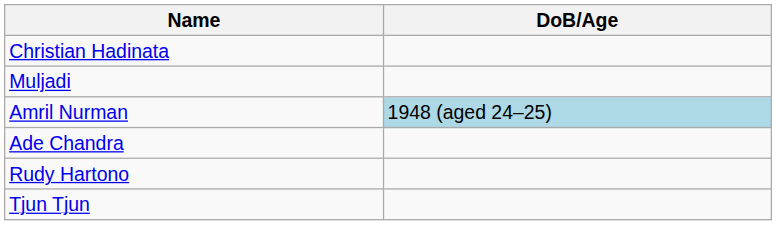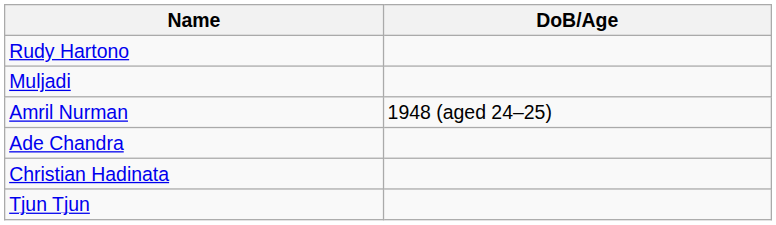rows swapped: (69, 174) <-> (89, 51)
(470, 113) lightblue background -> (470, 113) no background
